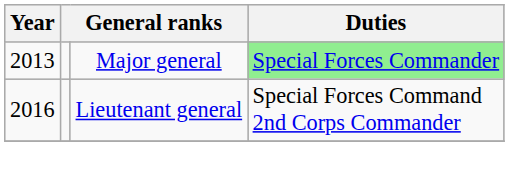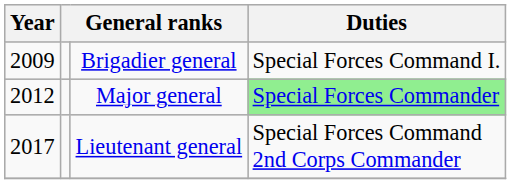+ row: (159, 60)
(32, 60) 2013 -> (32, 96) 2012
(32, 110) 2016 -> (32, 146) 2017
